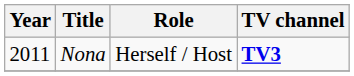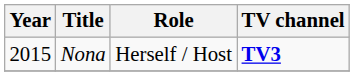(30, 53) 2011 -> (30, 53) 2015
